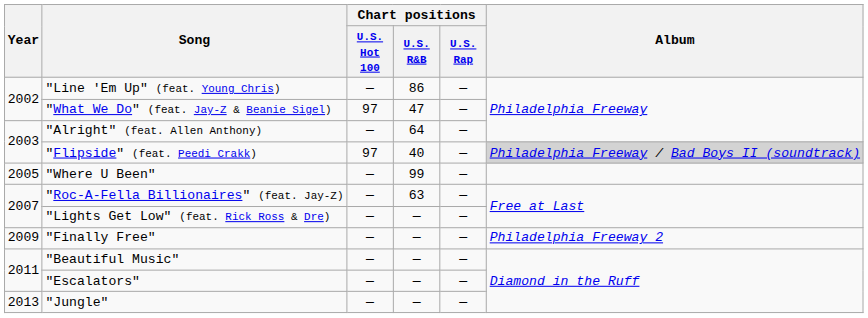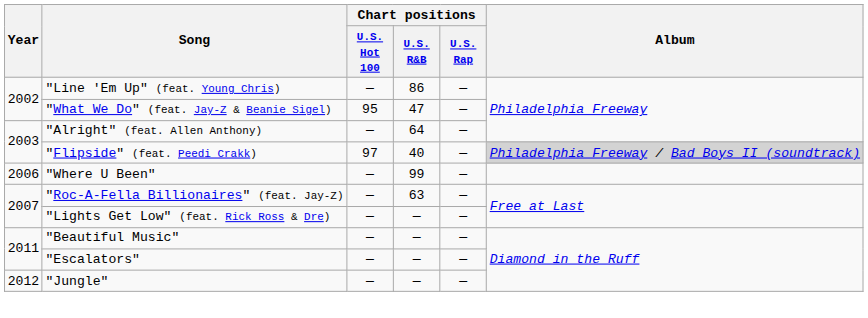(370, 110) 97 -> (370, 110) 95
(23, 174) 2005 -> (23, 174) 2006
- row: (101, 238)
(23, 302) 2013 -> (23, 281) 2012
